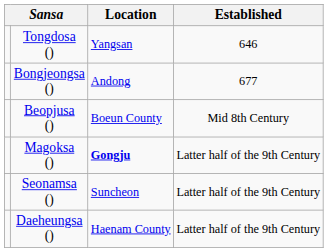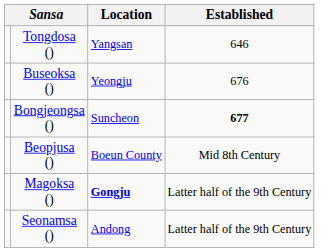+ row: (49, 81)
(111, 81) Andong -> (115, 118) Suncheon
(248, 81) normal -> (239, 118) bold
(115, 191) Suncheon -> (111, 228) Andong
- row: (49, 228)
